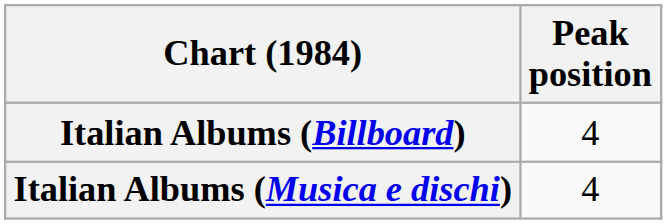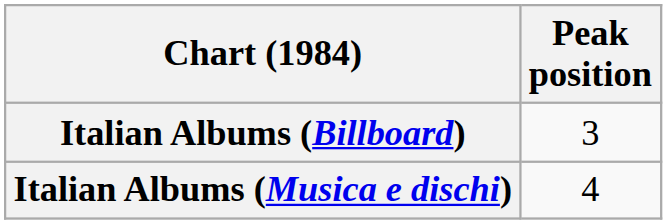(590, 131) 4 -> (590, 131) 3
